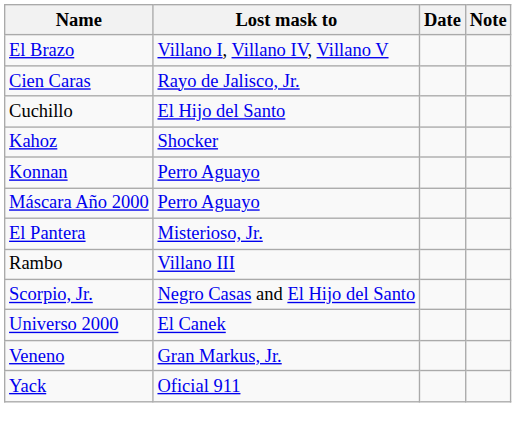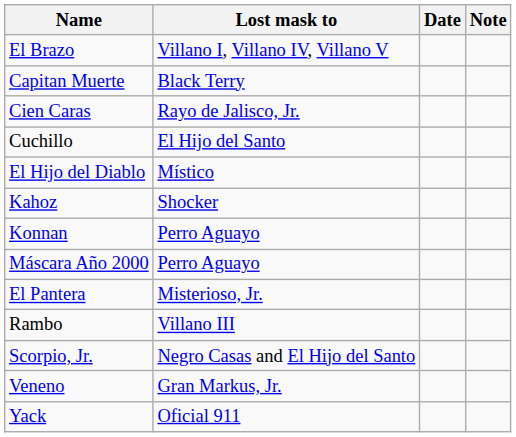+ row: (67, 80)
+ row: (77, 171)
- row: (64, 324)
